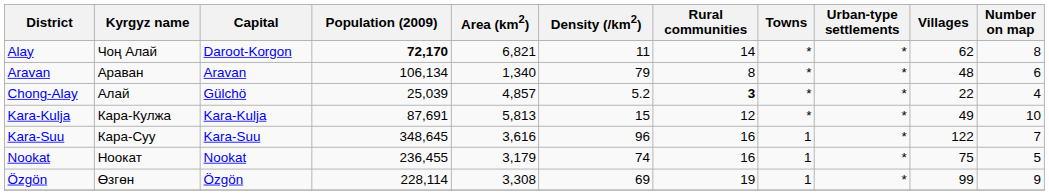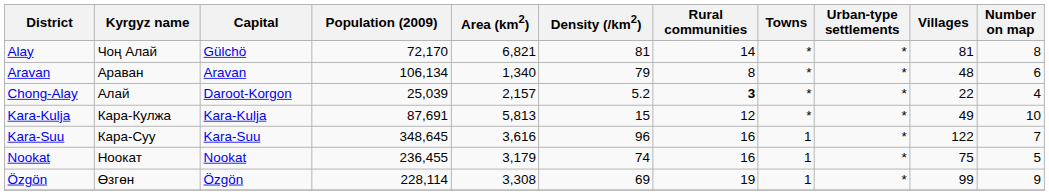(248, 51) Daroot-Korgon -> (225, 51) Gülchö
(428, 51) bold -> (428, 51) normal
(643, 51) 11 -> (643, 51) 81
(966, 51) 62 -> (966, 51) 81
(225, 94) Gülchö -> (248, 94) Daroot-Korgon
(519, 94) 4,857 -> (519, 94) 2,157
